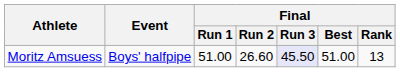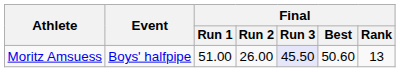(256, 57) 26.60 -> (256, 57) 26.00
(338, 57) 51.00 -> (338, 57) 50.60
